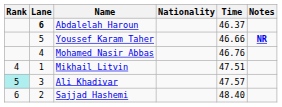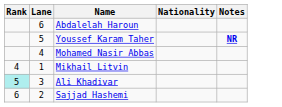- column: (232, 11)
(41, 25) bold -> (41, 25) normal
